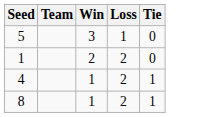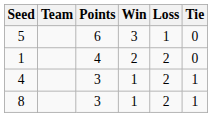+ column: (97, 15)
